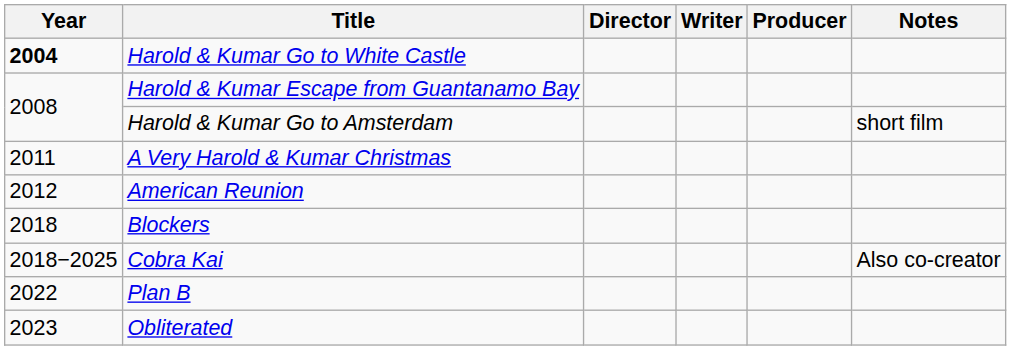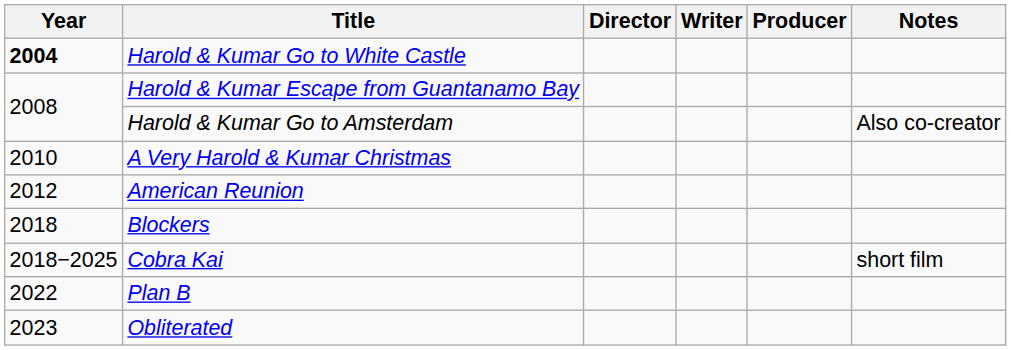(900, 123) short film -> (929, 123) Also co-creator
(33, 157) 2011 -> (33, 157) 2010
(929, 259) Also co-creator -> (900, 259) short film
